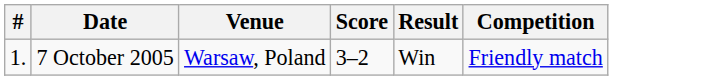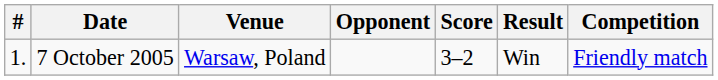+ column: (383, 22)
